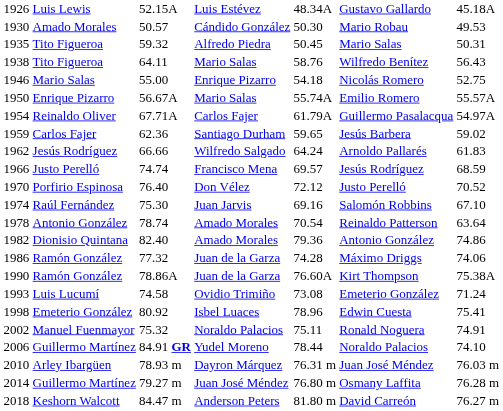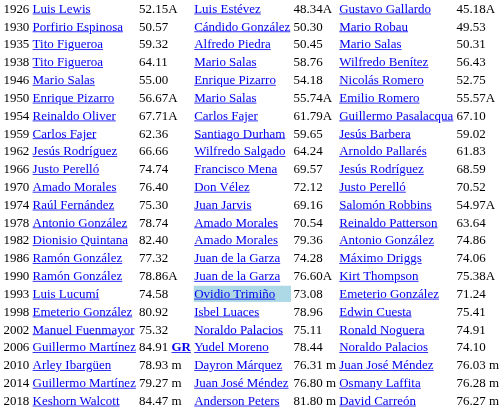(75, 26) Amado Morales -> (78, 26) Porfirio Espinosa
(476, 115) 54.97A -> (471, 115) 67.10
(78, 187) Porfirio Espinosa -> (75, 187) Amado Morales
(471, 204) 67.10 -> (476, 204) 54.97A
(235, 293) no background -> (235, 293) lightblue background
